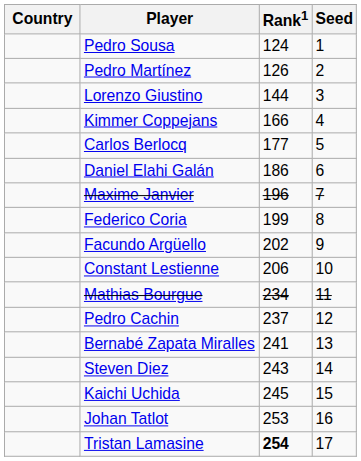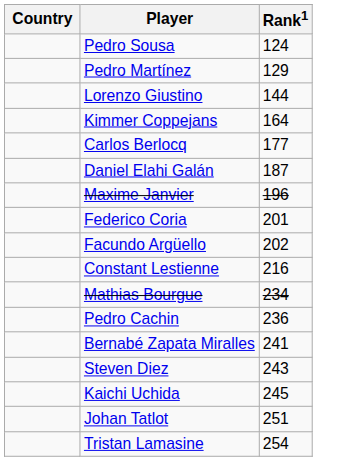- column: (334, 19)
(276, 70) 126 -> (276, 70) 129
(276, 120) 166 -> (276, 120) 164
(276, 170) 186 -> (276, 170) 187
(276, 220) 199 -> (276, 220) 201
(276, 269) 206 -> (276, 269) 216
(276, 319) 237 -> (276, 319) 236
(276, 419) 253 -> (276, 419) 251
(276, 443) bold -> (276, 443) normal
